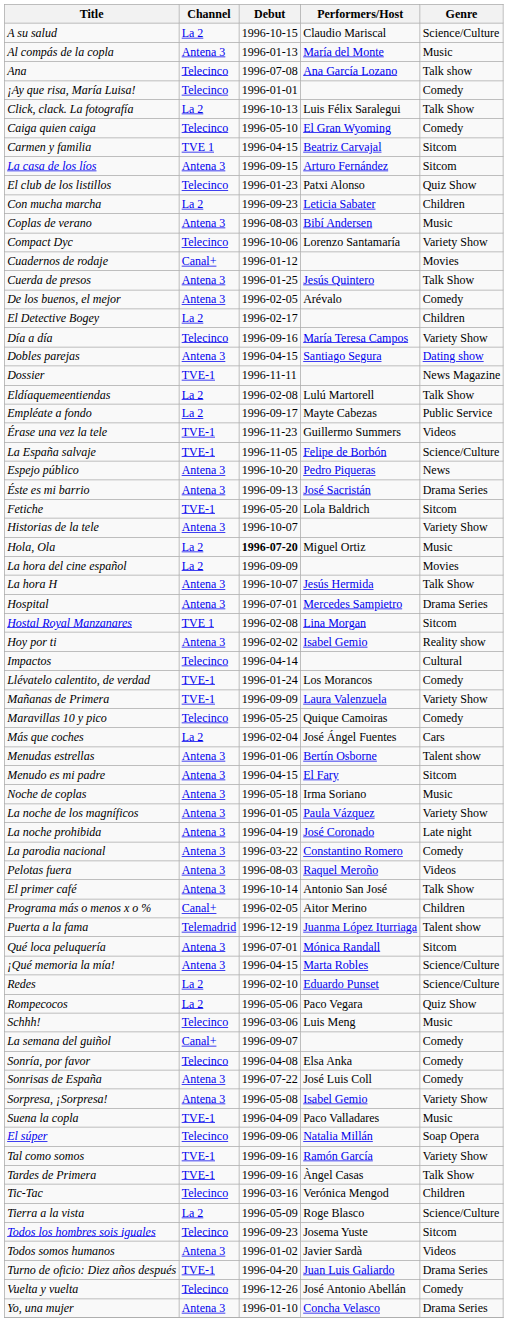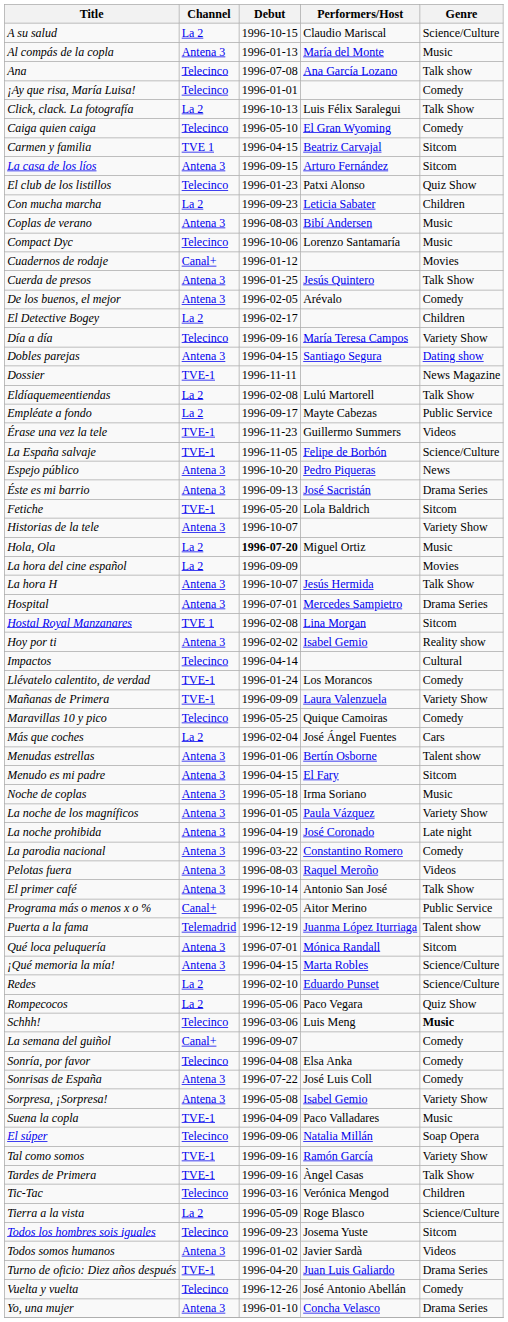(455, 242) Variety Show -> (438, 242) Music
(444, 908) Children -> (458, 908) Public Service
(438, 1022) normal -> (438, 1022) bold
